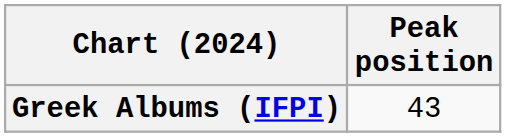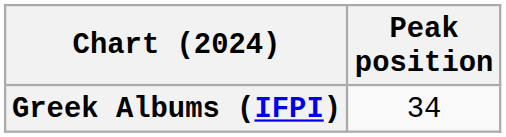(424, 109) 43 -> (424, 109) 34
